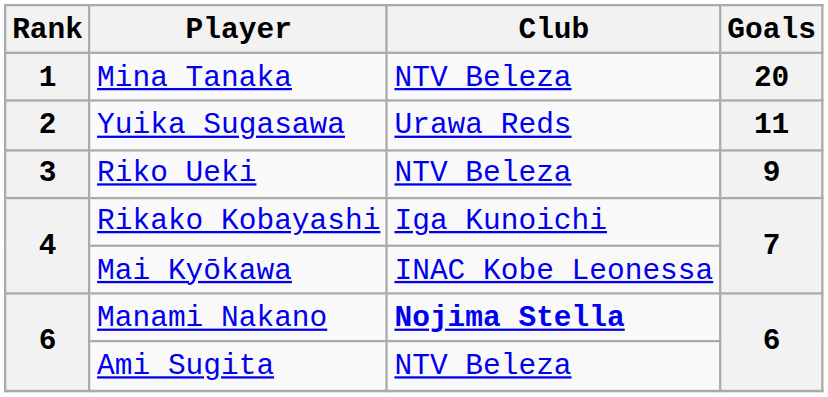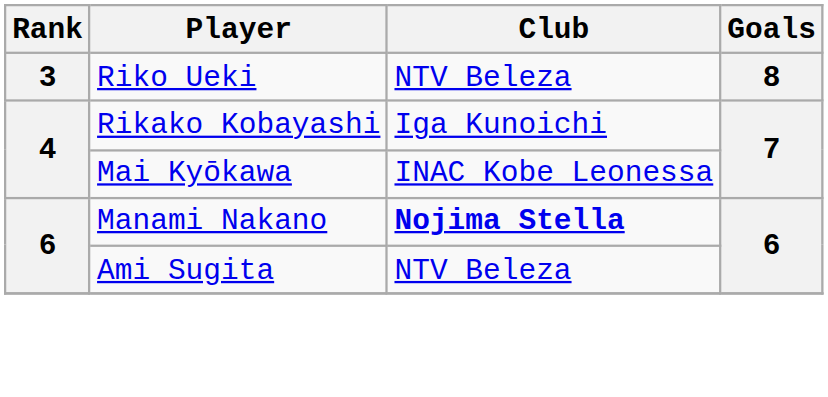- row: (194, 77)
- row: (221, 125)
(772, 173) 9 -> (772, 77) 8
